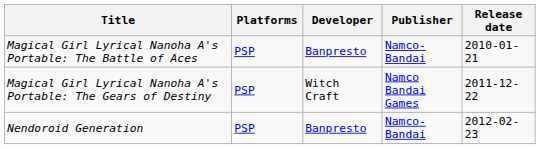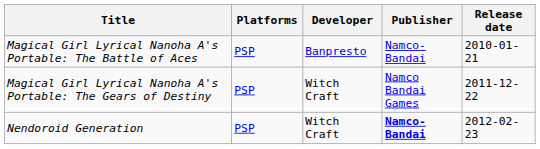(336, 128) Banpresto -> (322, 128) Witch Craft
(405, 128) normal -> (405, 128) bold
